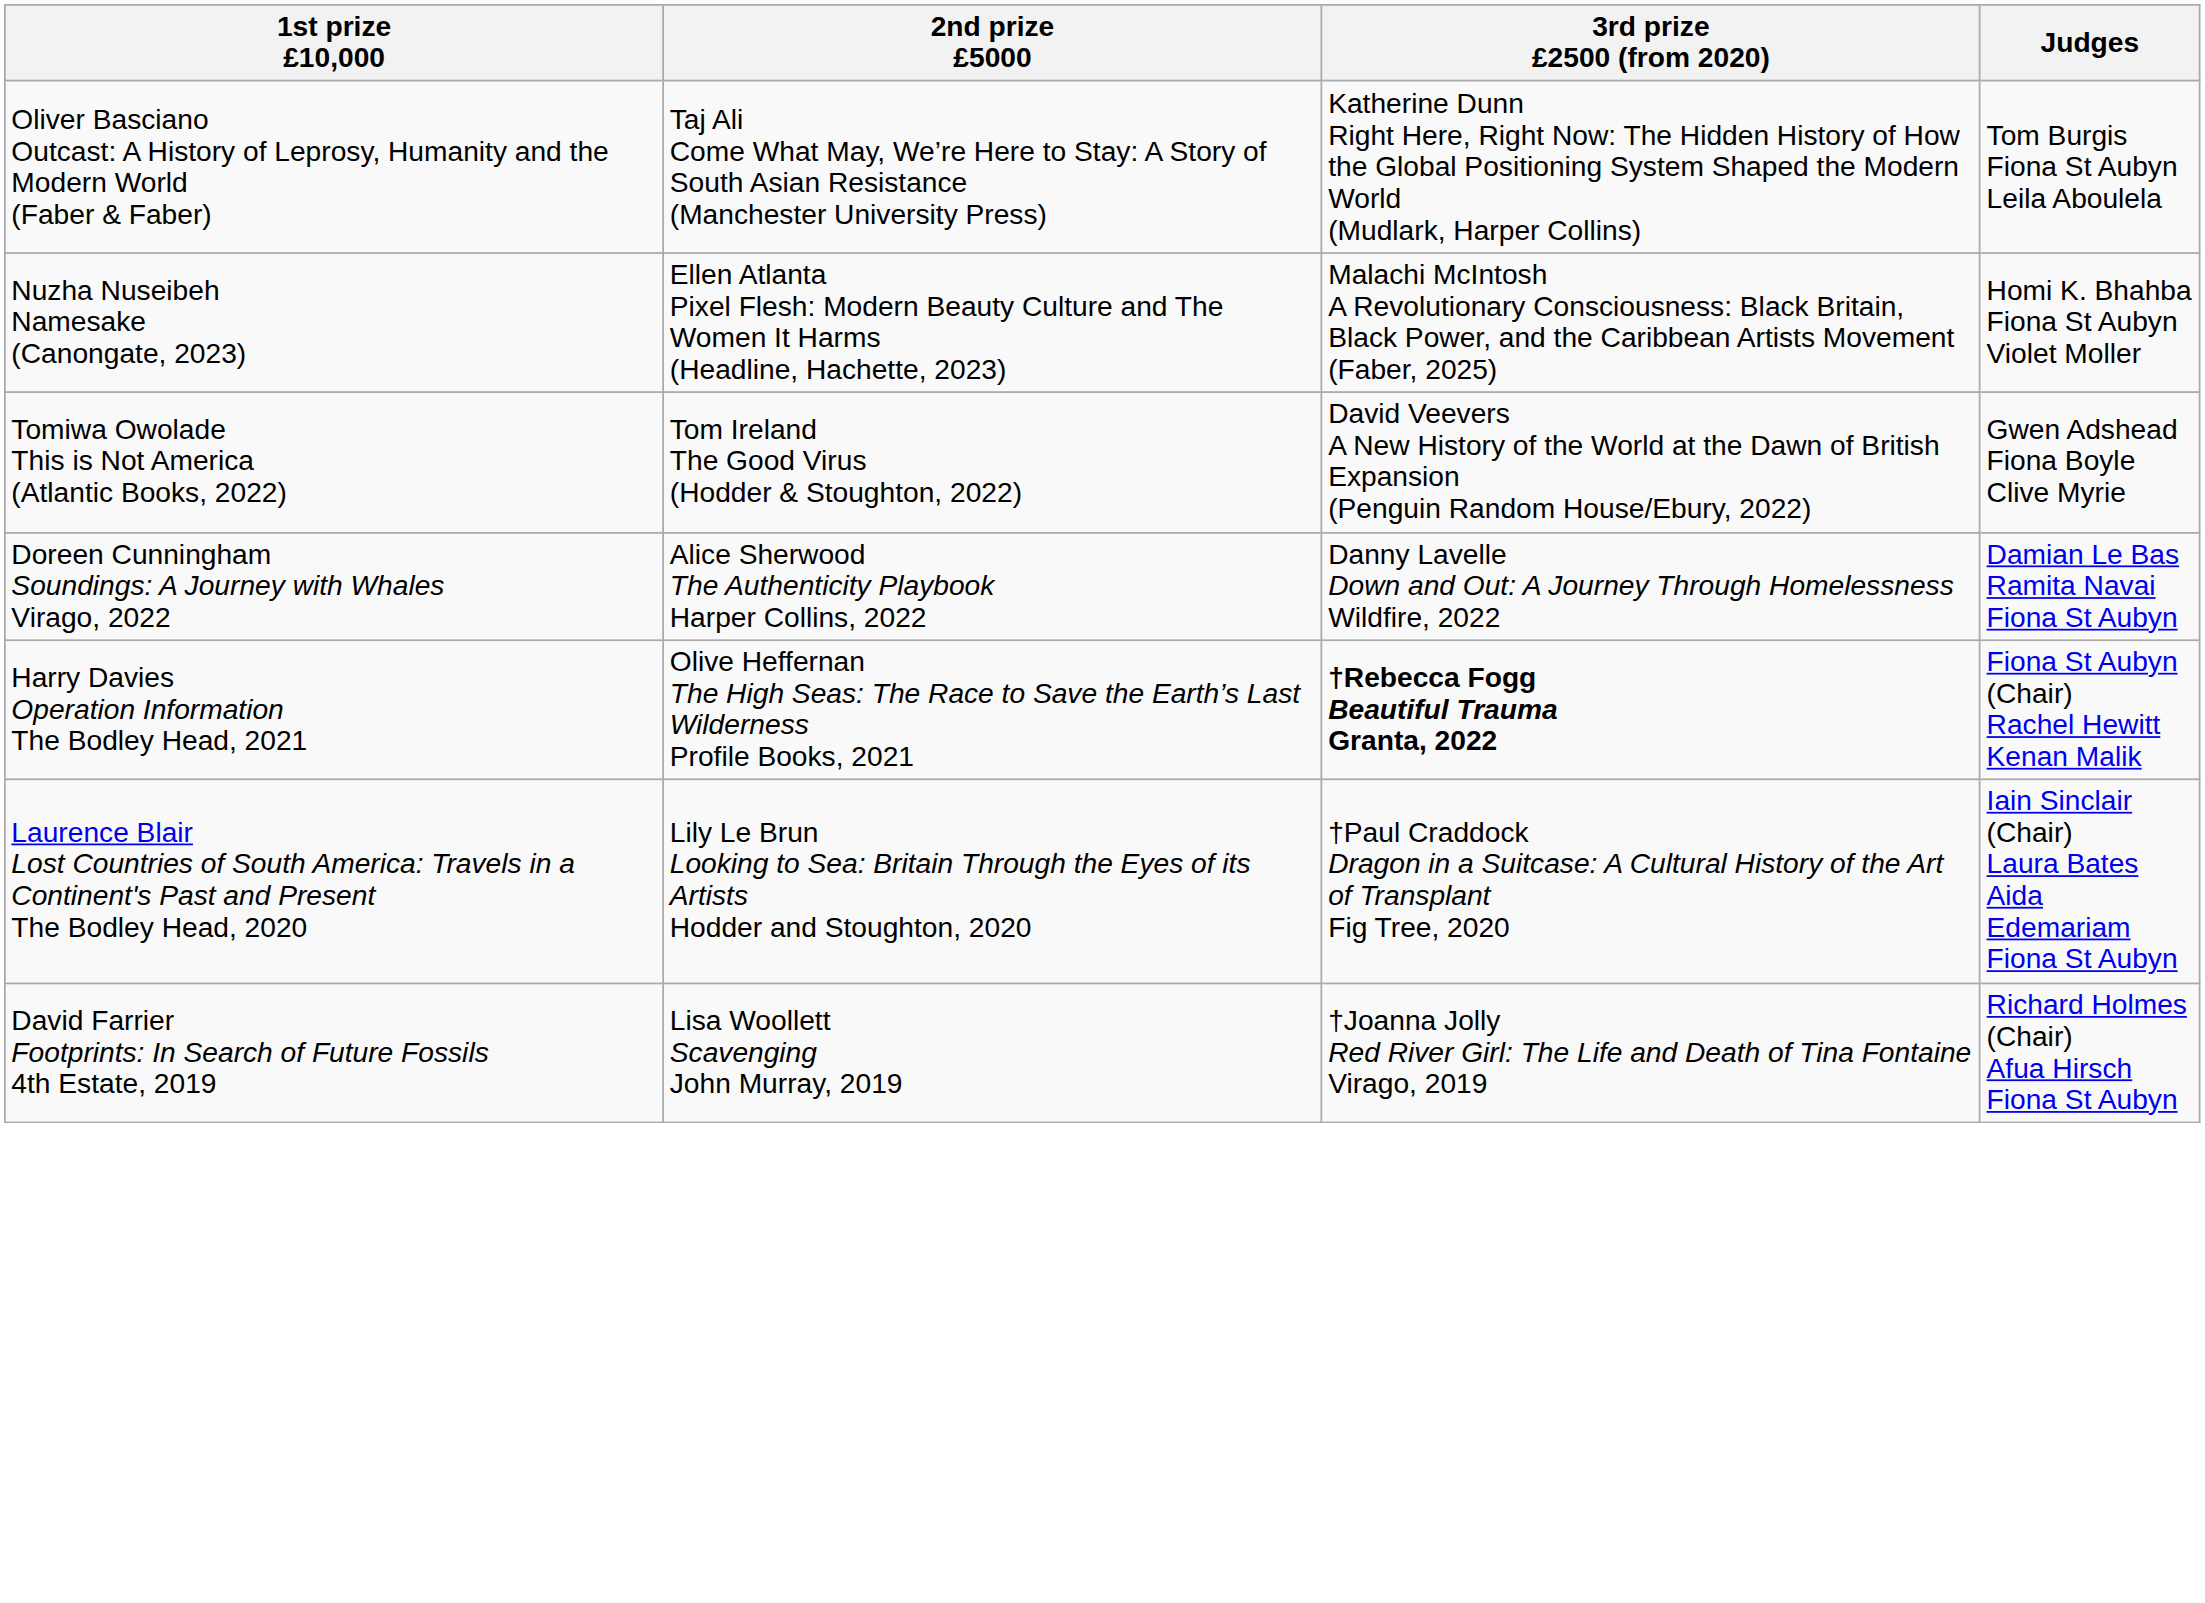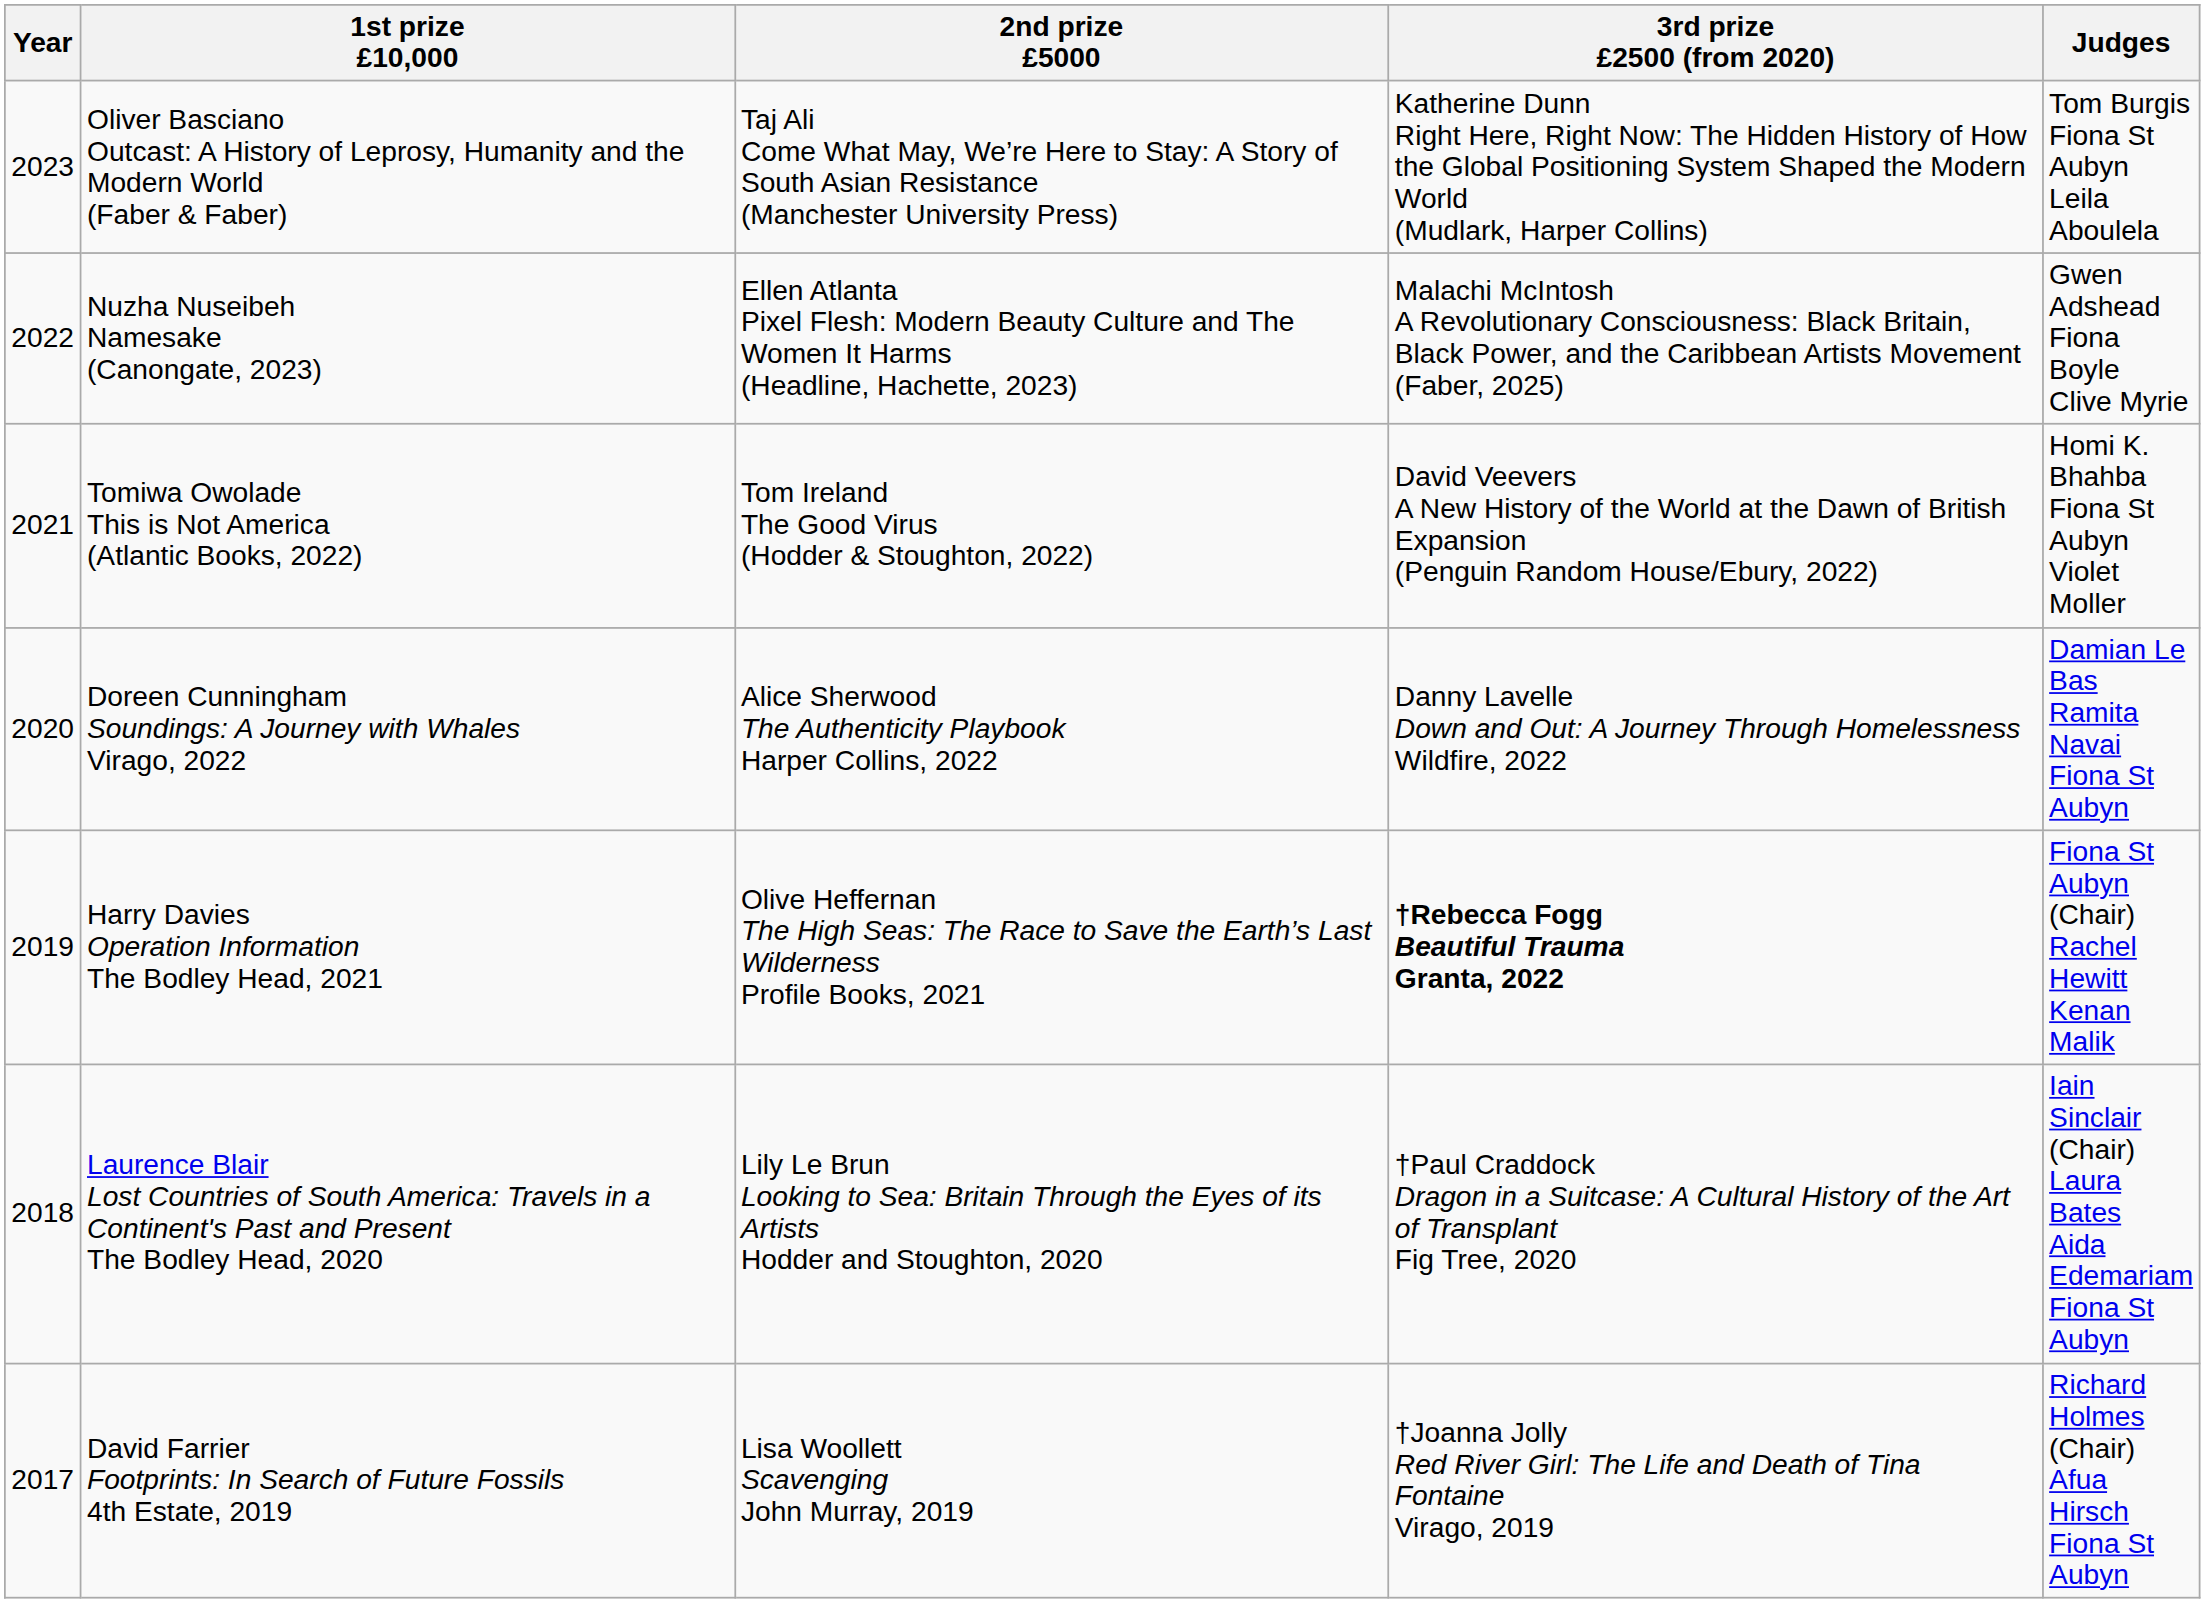+ column: (43, 42)
(2089, 322) Homi K. Bhahba Fiona St Aubyn Violet Moller -> (2119, 337) Gwen Adshead Fiona Boyle Clive Myrie
(2082, 461) Gwen Adshead Fiona Boyle Clive Myrie -> (2102, 525) Homi K. Bhahba Fiona St Aubyn Violet Moller
